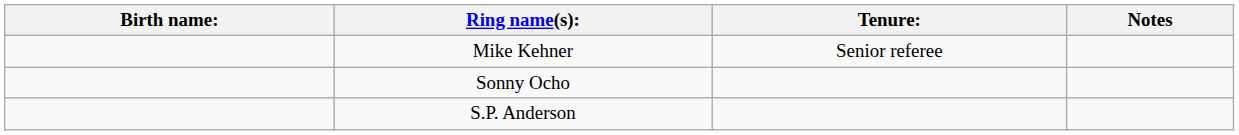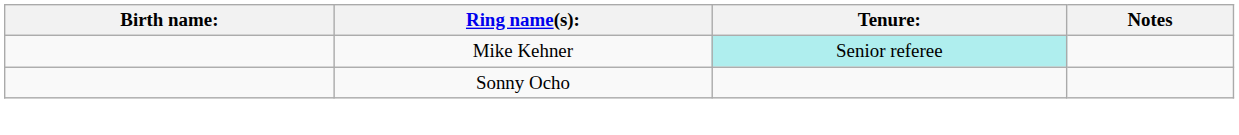(889, 50) no background -> (889, 50) paleturquoise background
- row: (523, 113)
